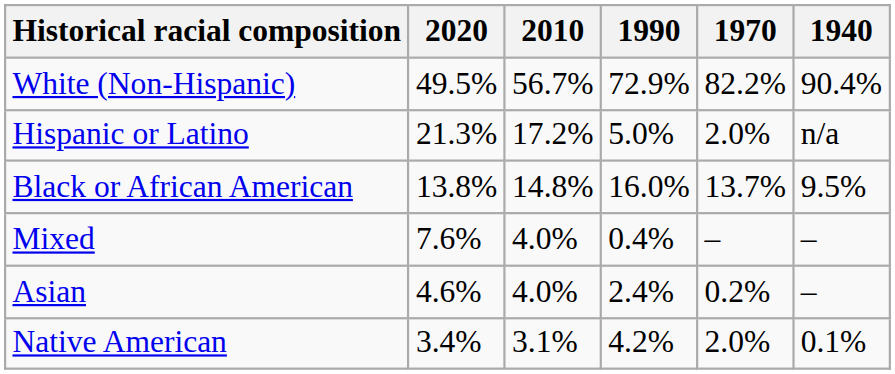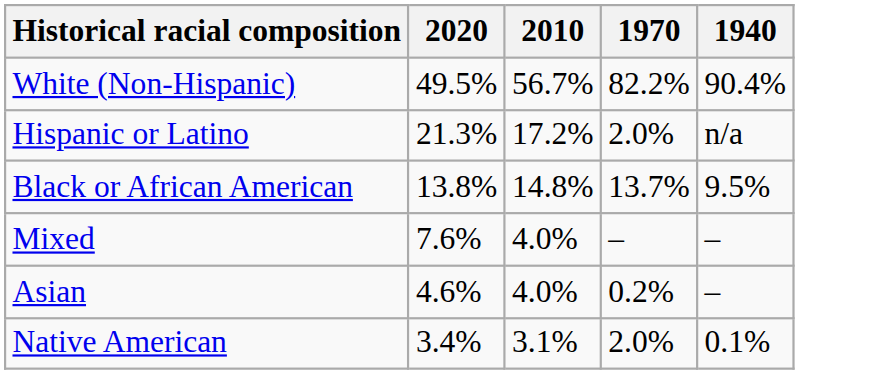- column: (649, 30)
